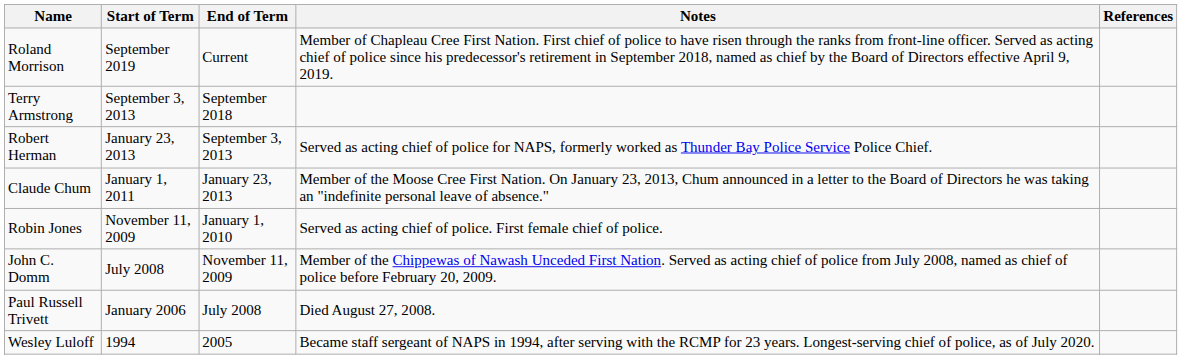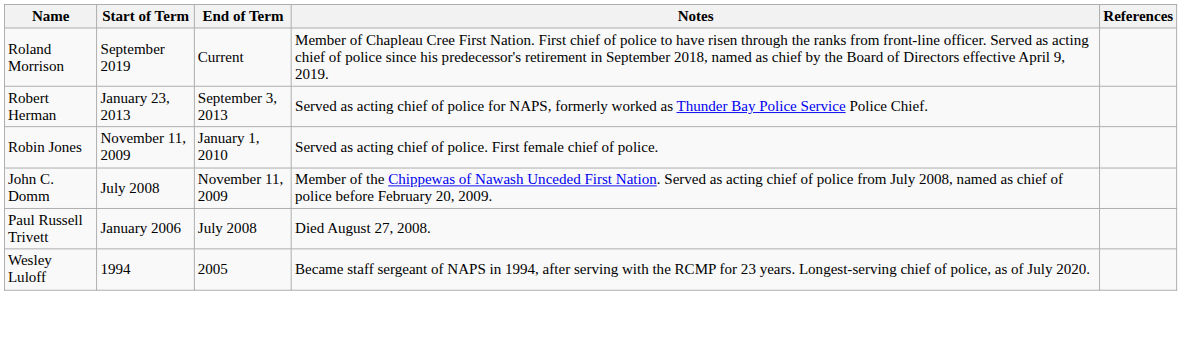- row: (41, 106)
- row: (50, 187)
